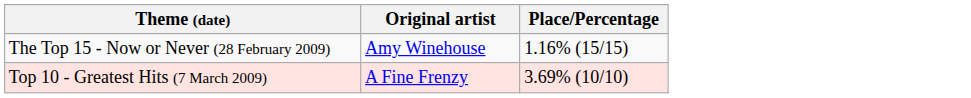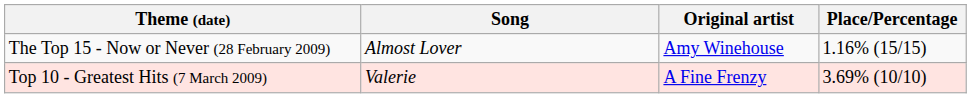+ column: (510, 18)
